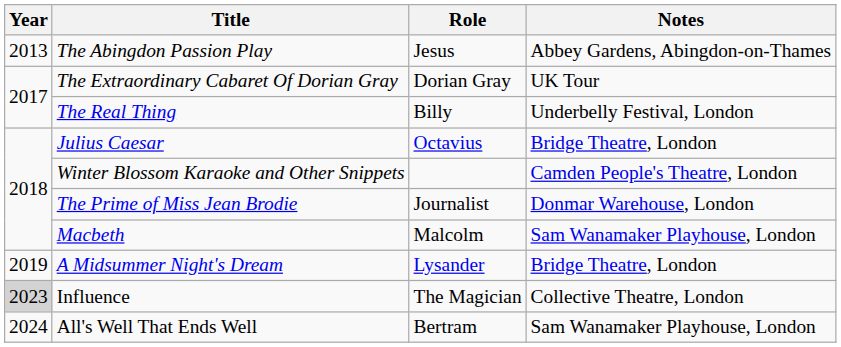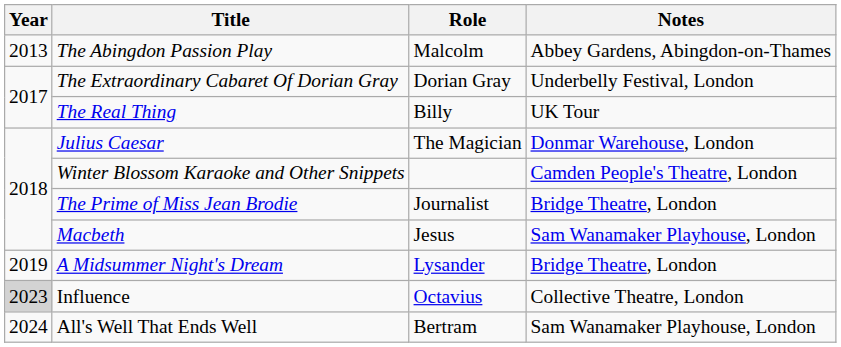(434, 50) Jesus -> (449, 50) Malcolm
(565, 81) UK Tour -> (642, 81) Underbelly Festival, London
(642, 111) Underbelly Festival, London -> (565, 111) UK Tour
(448, 142) Octavius -> (468, 142) The Magician
(624, 142) Bridge Theatre, London -> (642, 142) Donmar Warehouse, London
(642, 204) Donmar Warehouse, London -> (624, 204) Bridge Theatre, London
(449, 234) Malcolm -> (434, 234) Jesus
(468, 296) The Magician -> (448, 296) Octavius
